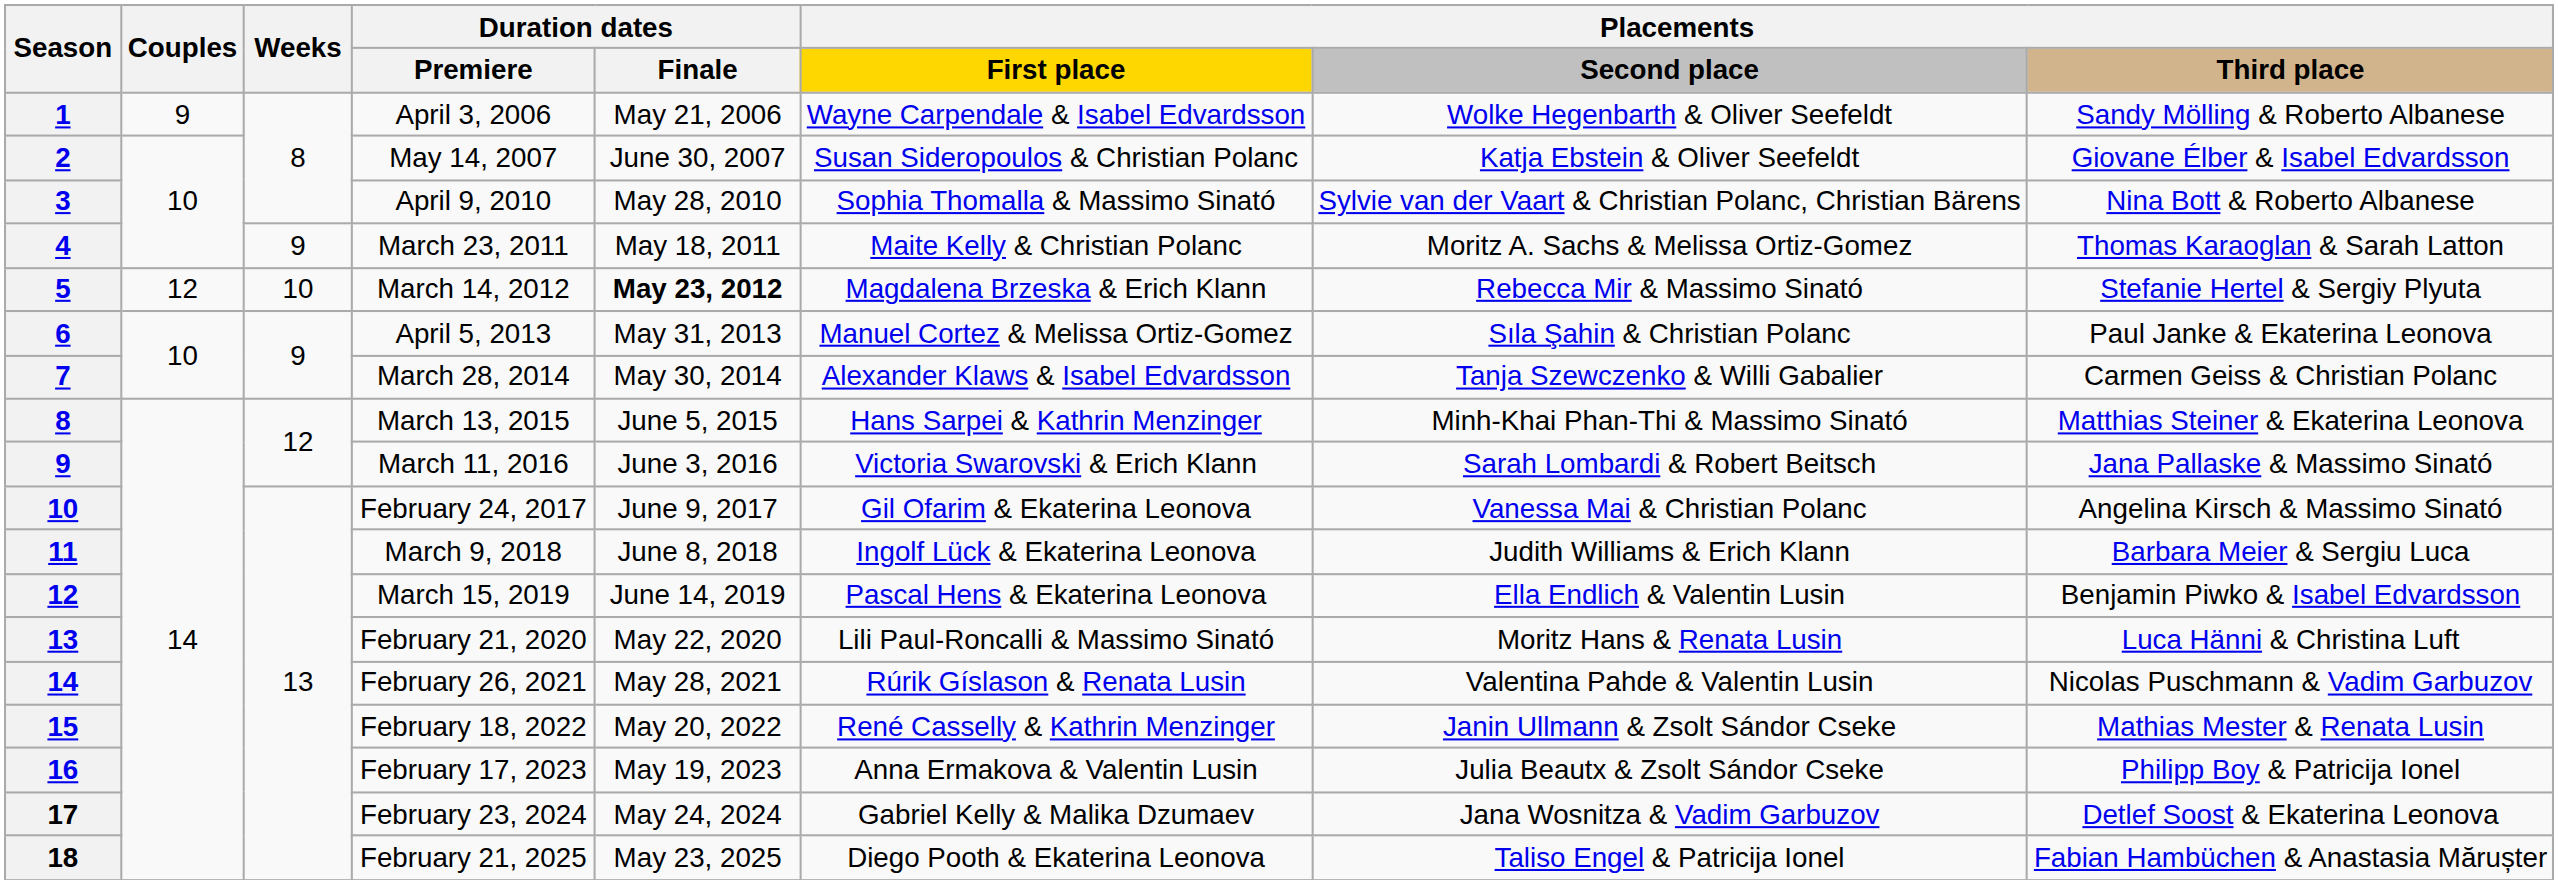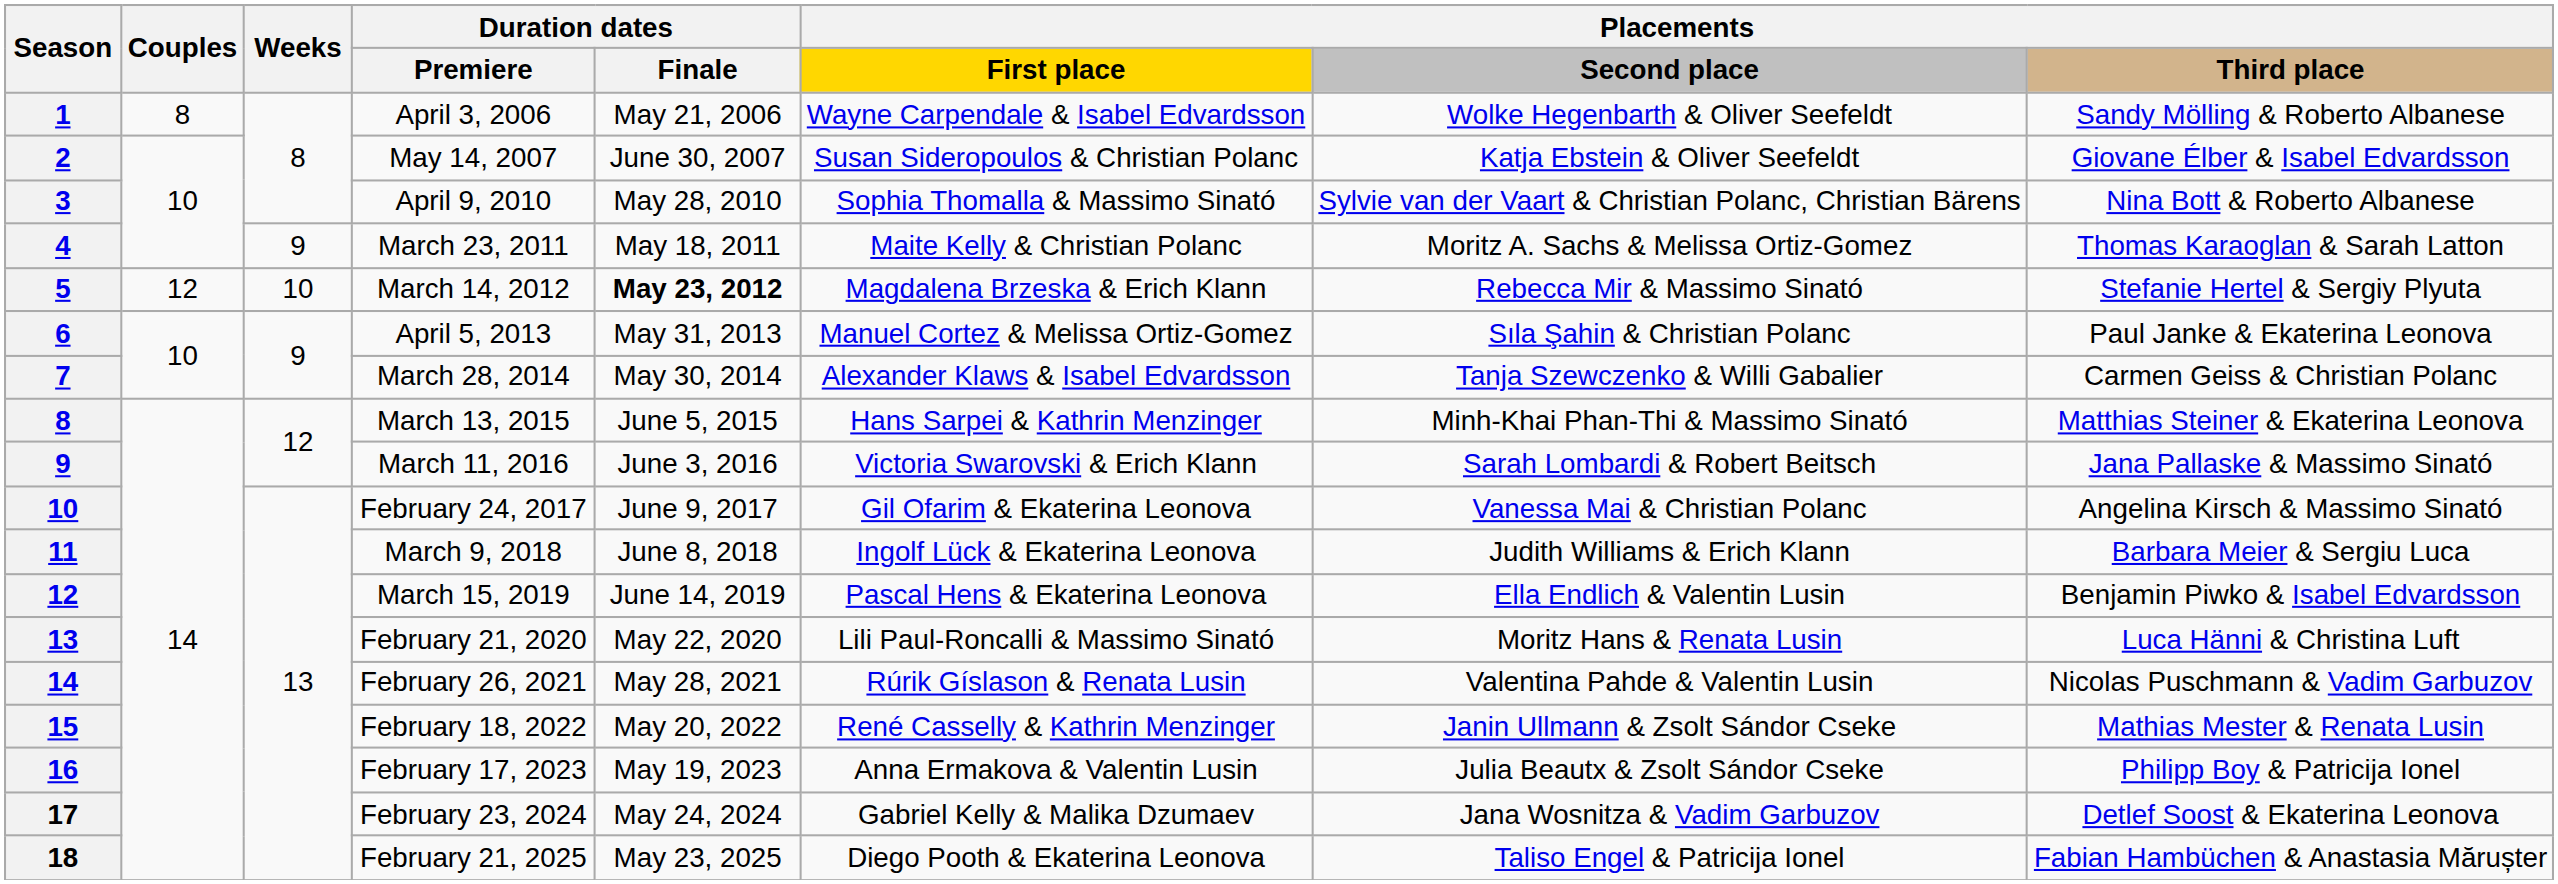(183, 114) 9 -> (183, 114) 8
